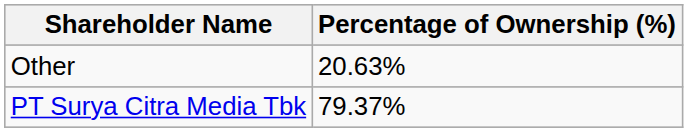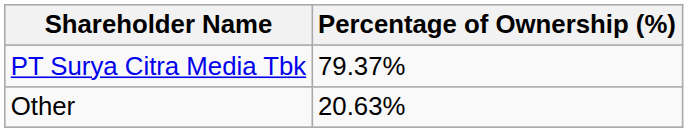rows swapped: (158, 106) <-> (43, 65)
